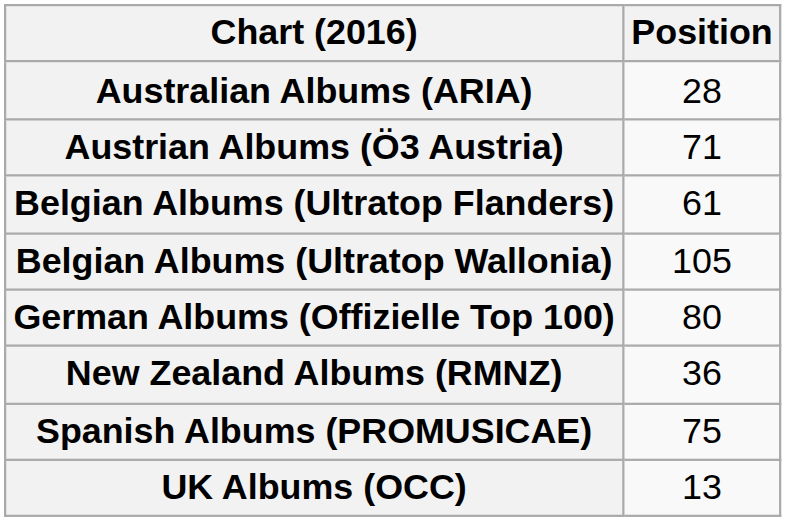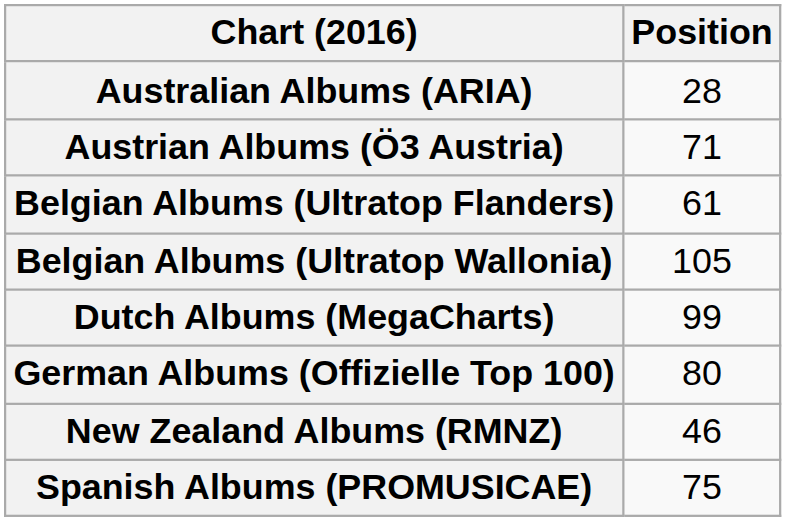+ row: (314, 317)
(702, 373) 36 -> (702, 430) 46
- row: (314, 487)
